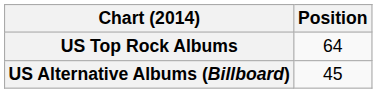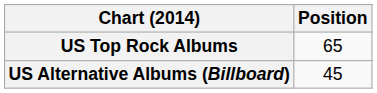(333, 46) 64 -> (333, 46) 65
